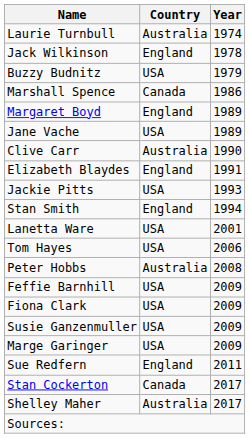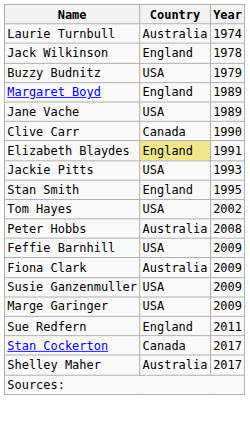- row: (61, 92)
(175, 151) Australia -> (164, 131) Canada
(168, 170) no background -> (168, 151) khaki background
(228, 209) 1994 -> (228, 190) 1995
- row: (51, 229)
(228, 248) 2006 -> (228, 209) 2002
(153, 307) USA -> (175, 268) Australia
